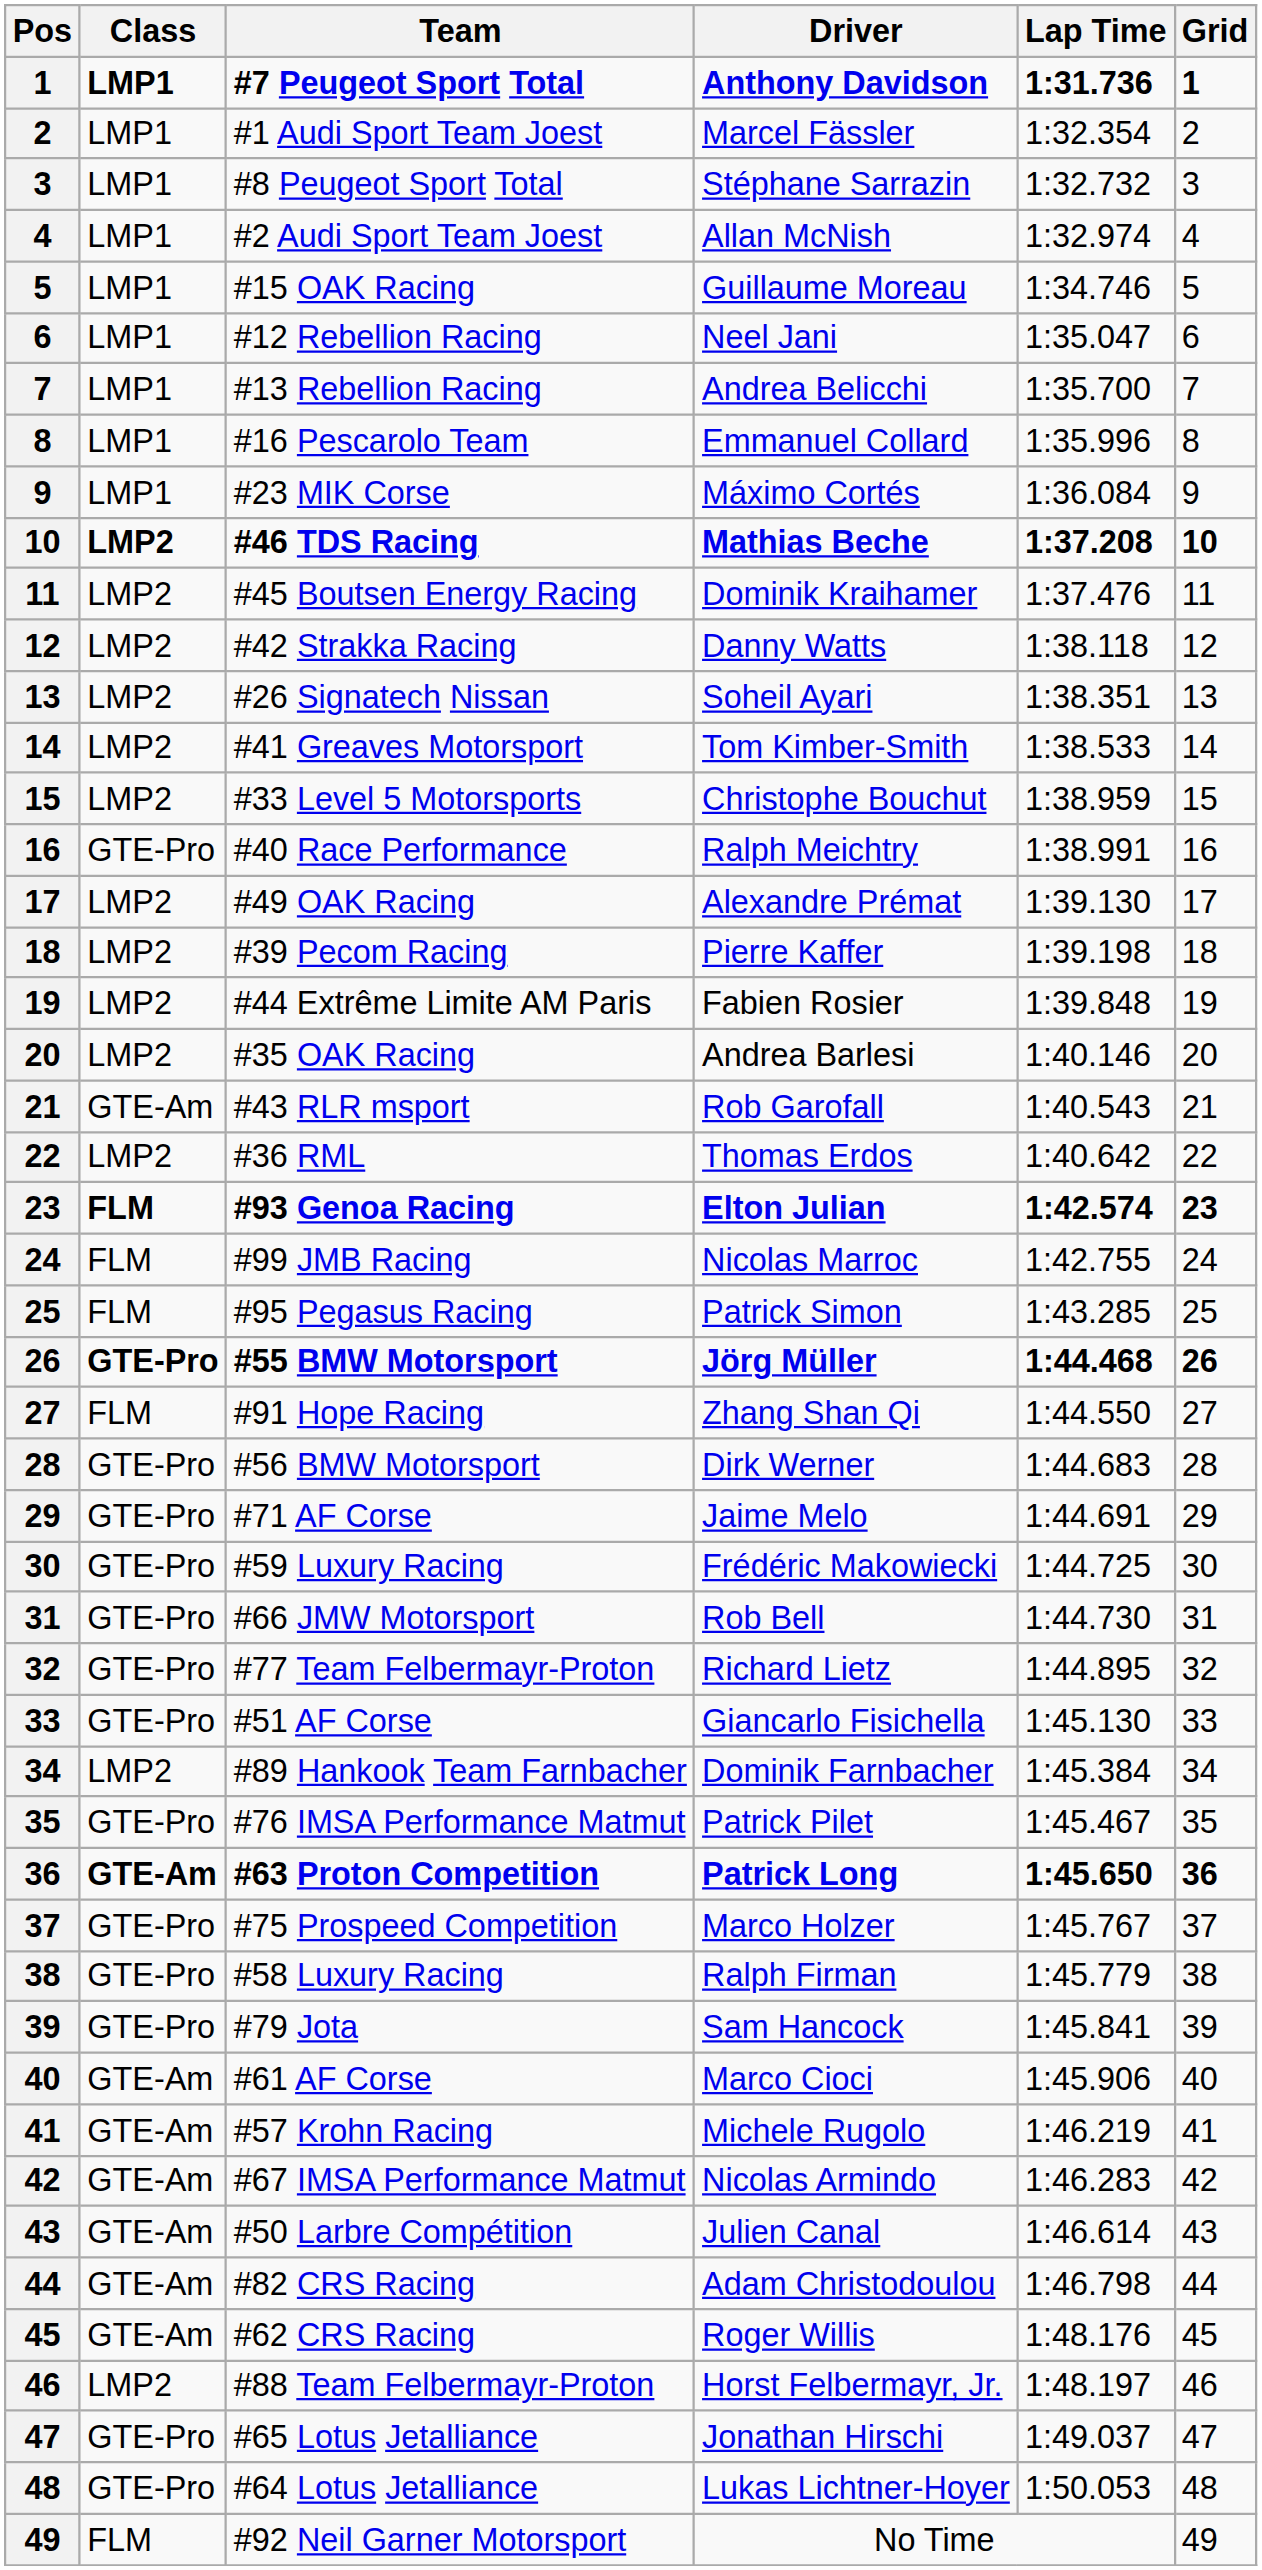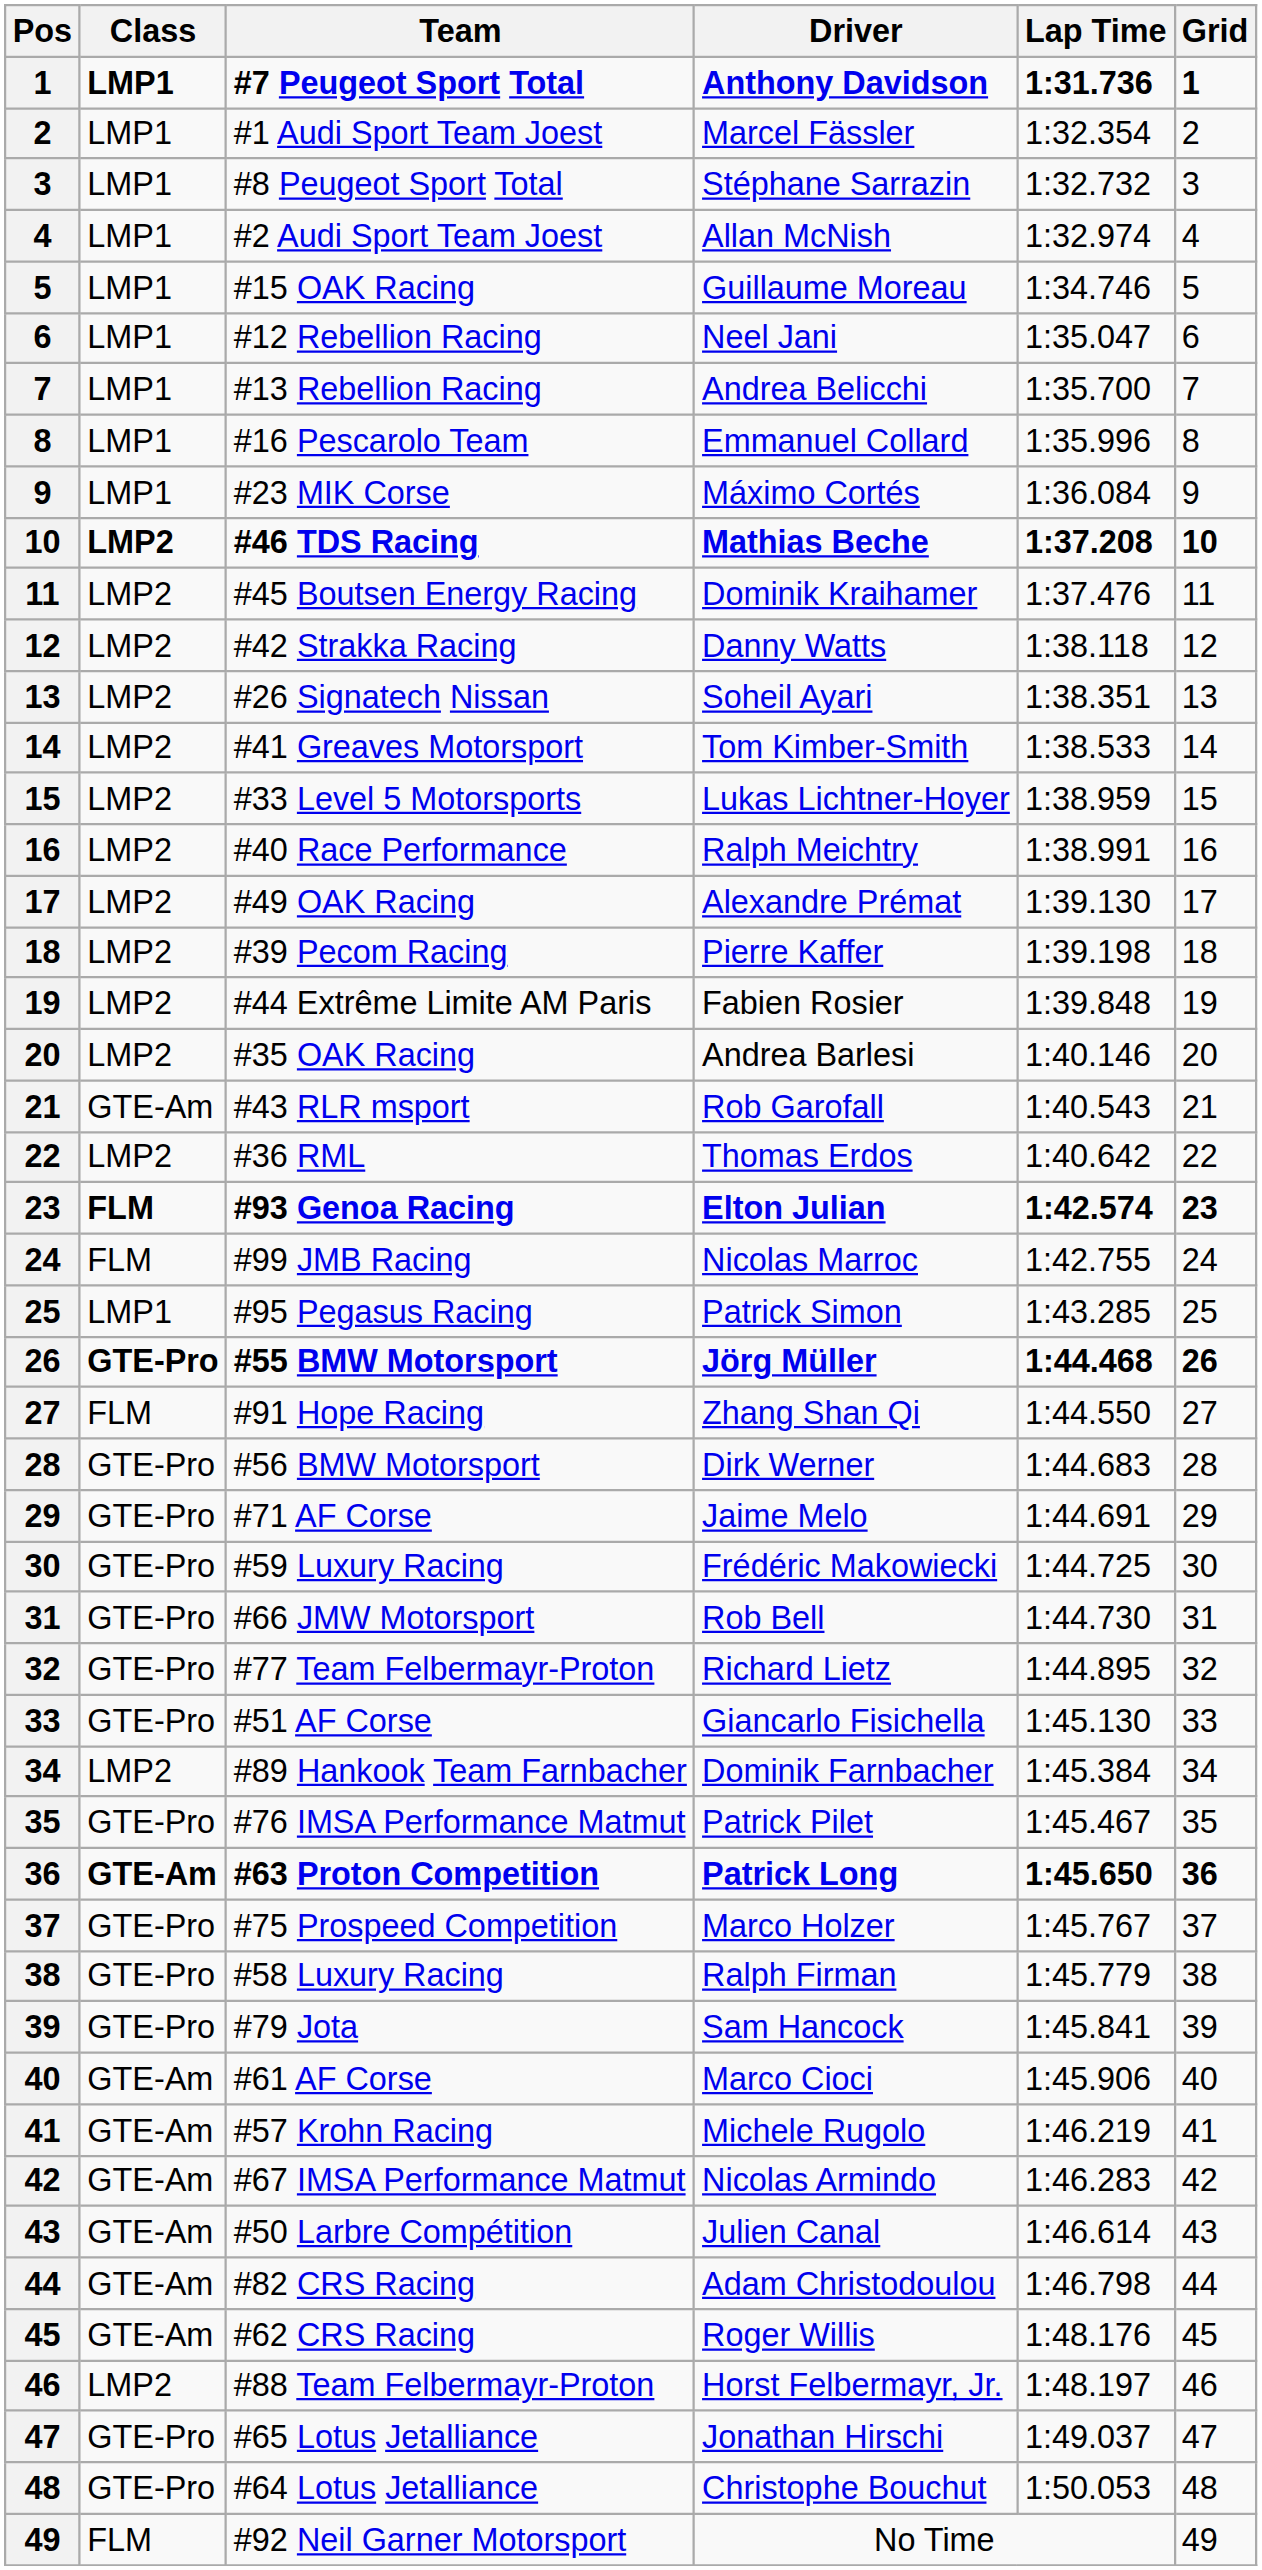(844, 799) Christophe Bouchut -> (856, 799) Lukas Lichtner-Hoyer
(151, 850) GTE-Pro -> (130, 850) LMP2
(120, 1311) FLM -> (130, 1311) LMP1
(856, 2488) Lukas Lichtner-Hoyer -> (844, 2488) Christophe Bouchut
